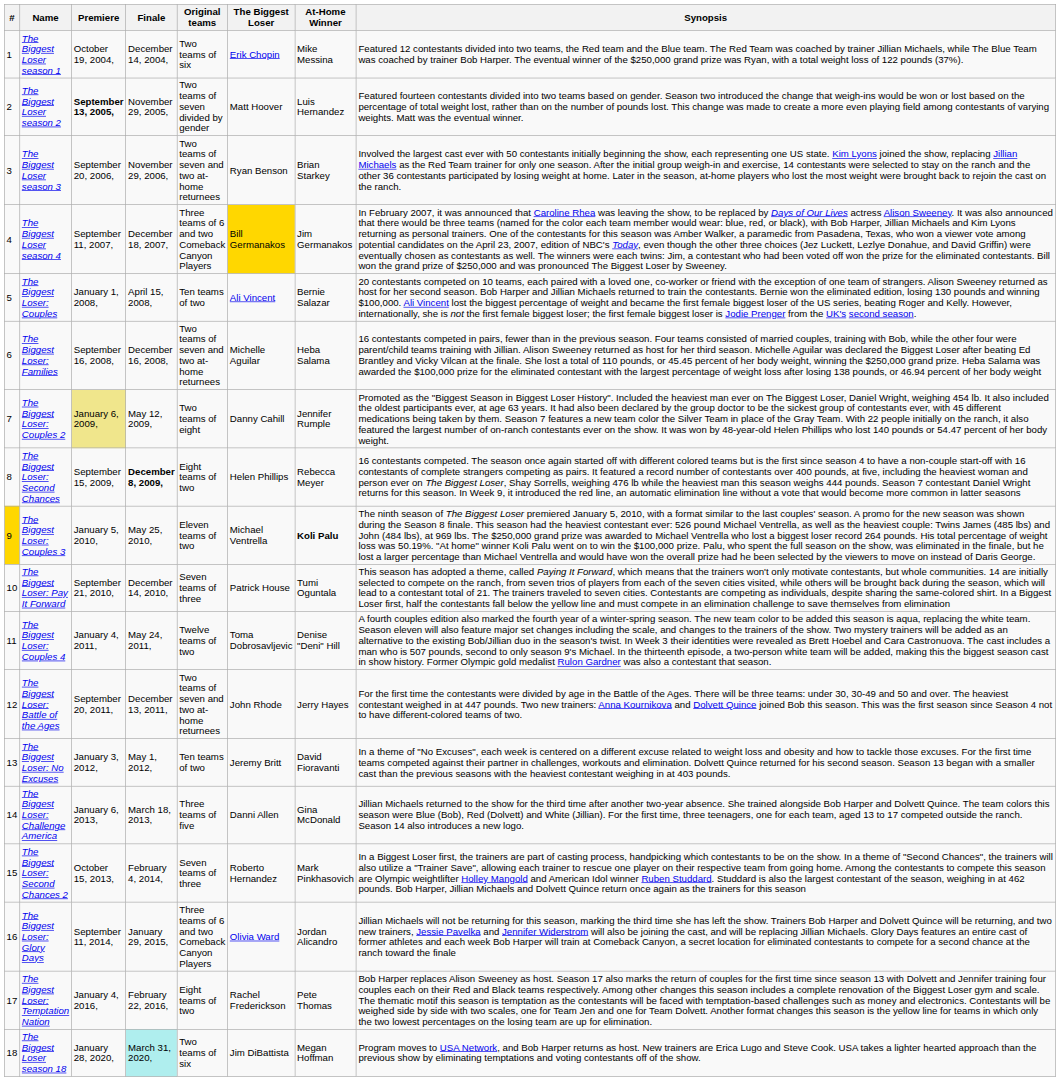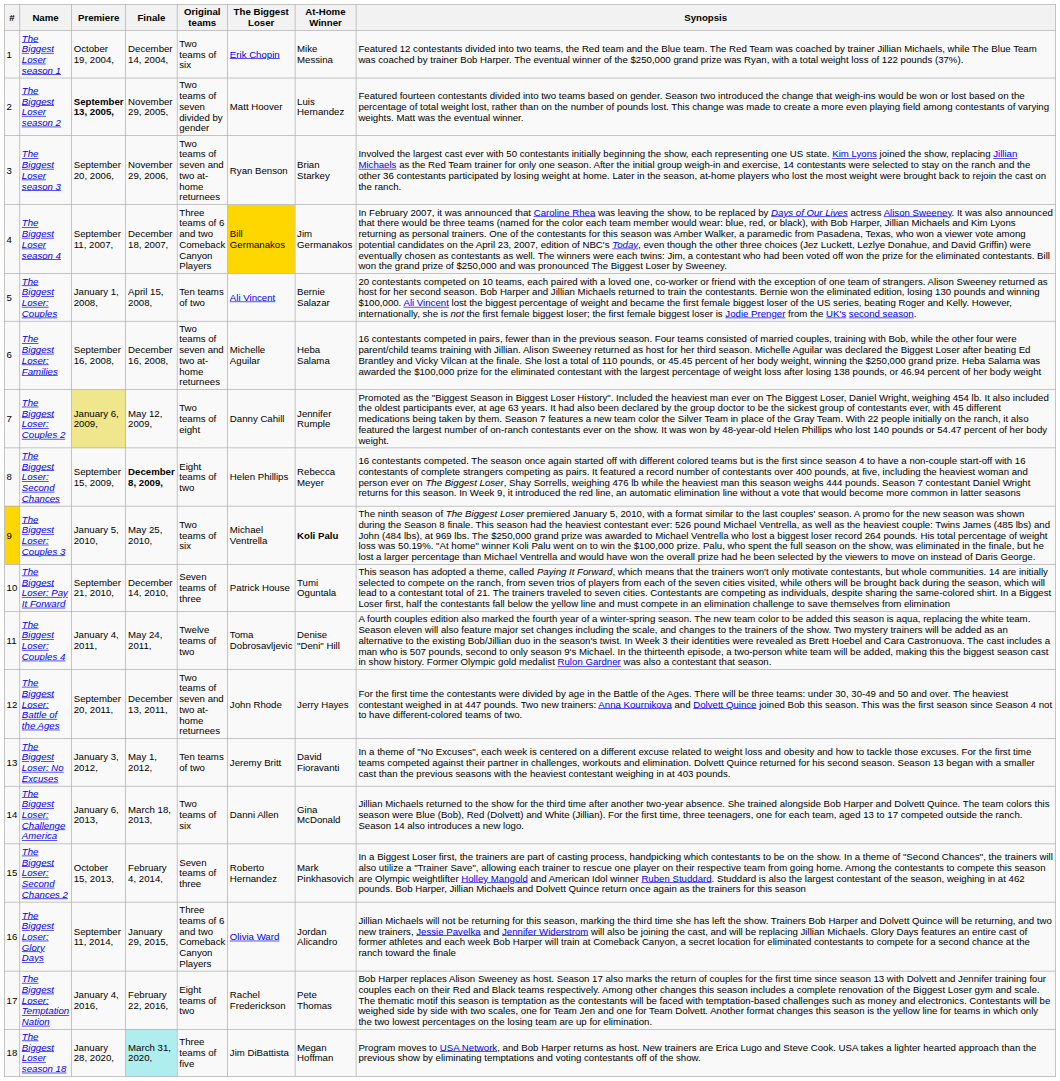(198, 535) Eleven teams of two -> (198, 535) Two teams of six
(198, 815) Three teams of five -> (198, 815) Two teams of six
(198, 1053) Two teams of six -> (198, 1053) Three teams of five
